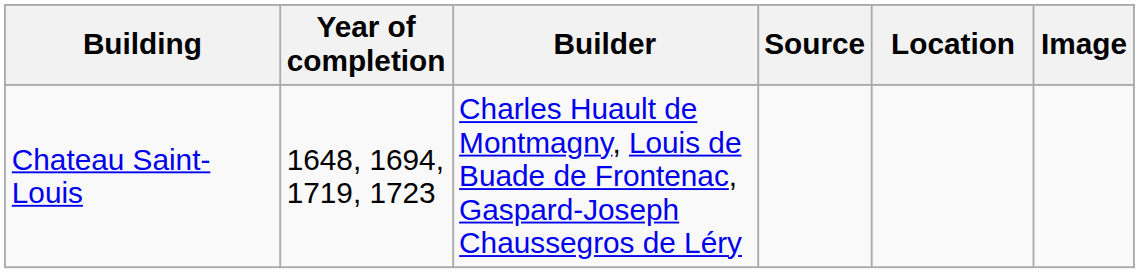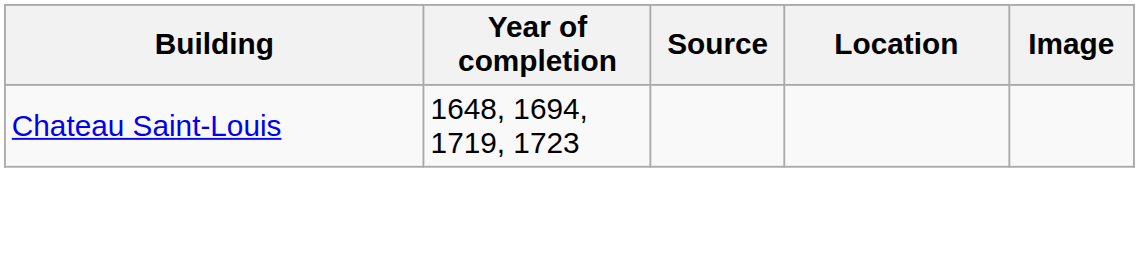- column: (605, 44)
